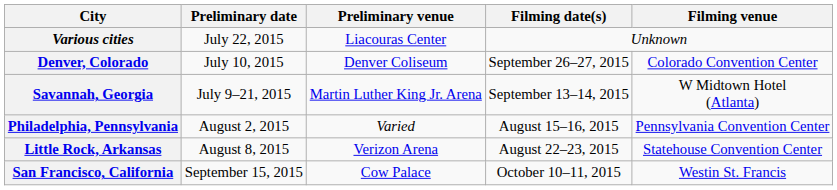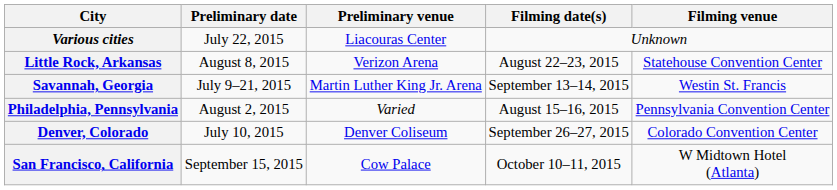rows swapped: (93, 62) <-> (93, 149)
(733, 94) W Midtown Hotel (Atlanta) -> (733, 86) Westin St. Francis
(733, 172) Westin St. Francis -> (733, 164) W Midtown Hotel (Atlanta)
